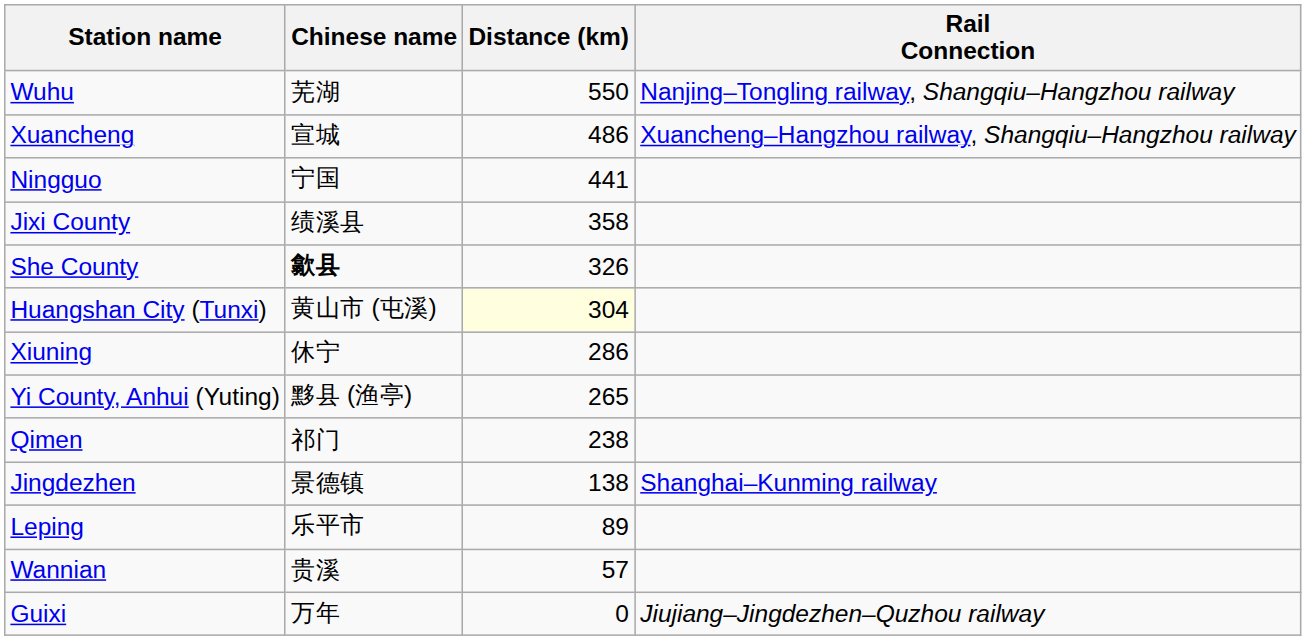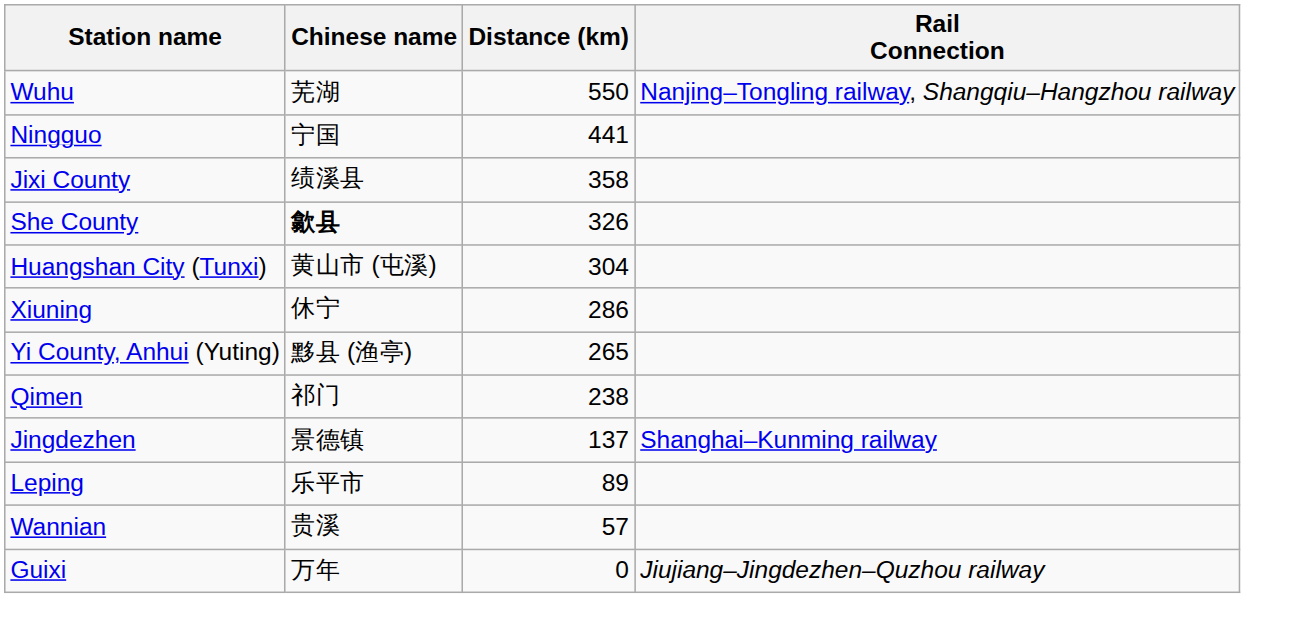- row: (72, 135)
(609, 309) lightyellow background -> (609, 266) no background
(609, 483) 138 -> (609, 439) 137
